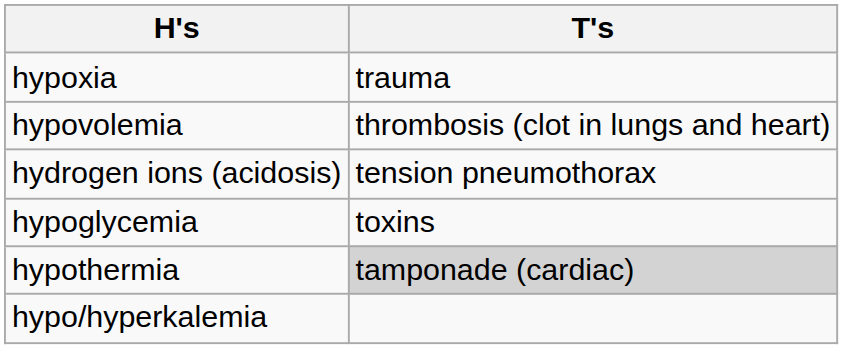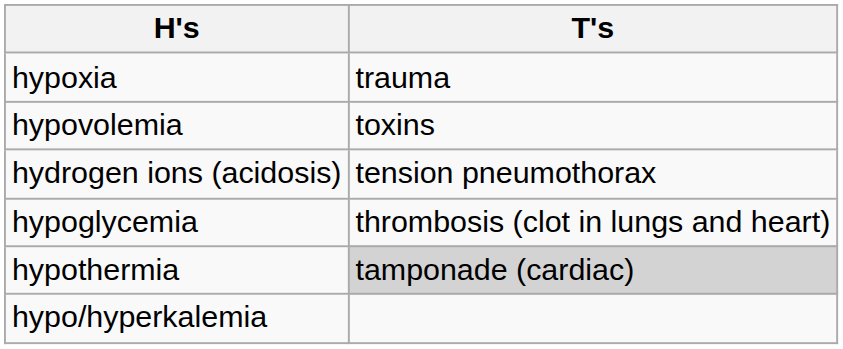(593, 125) thrombosis (clot in lungs and heart) -> (395, 125) toxins
(395, 221) toxins -> (593, 221) thrombosis (clot in lungs and heart)
